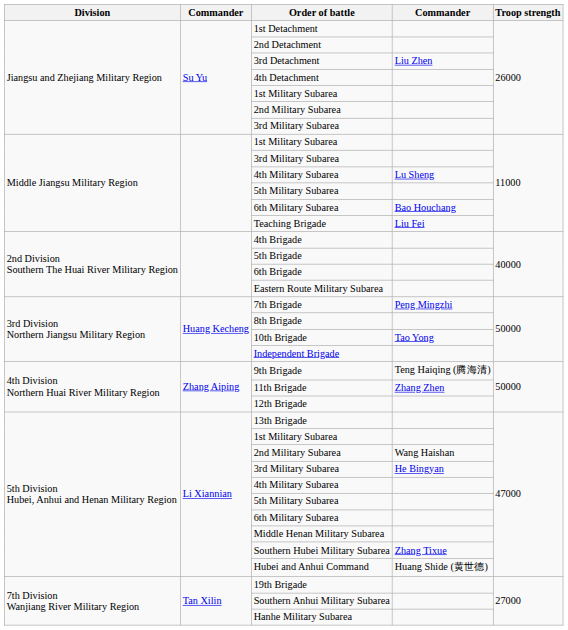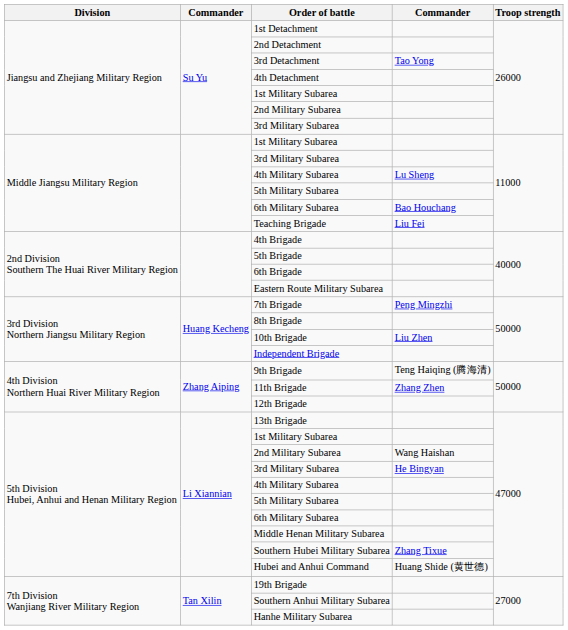(414, 61) Liu Zhen -> (414, 61) Tao Yong
(414, 337) Tao Yong -> (414, 337) Liu Zhen
